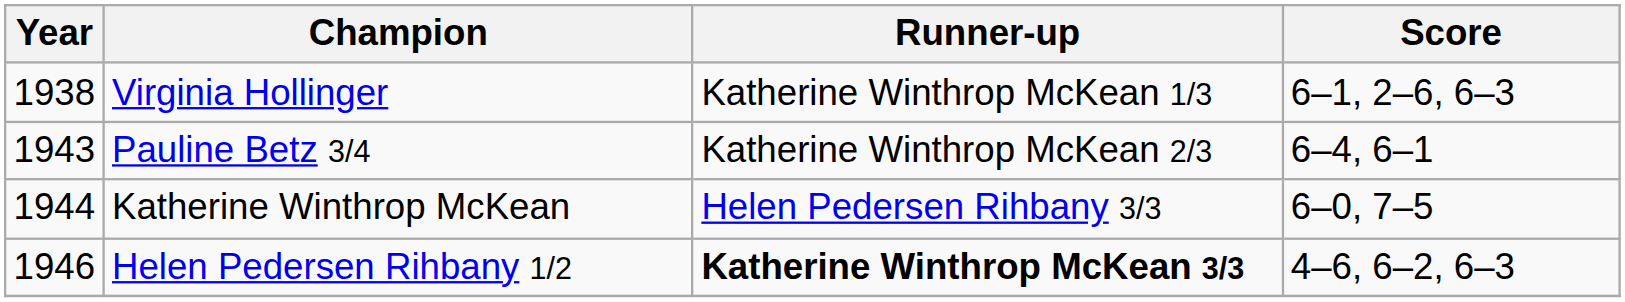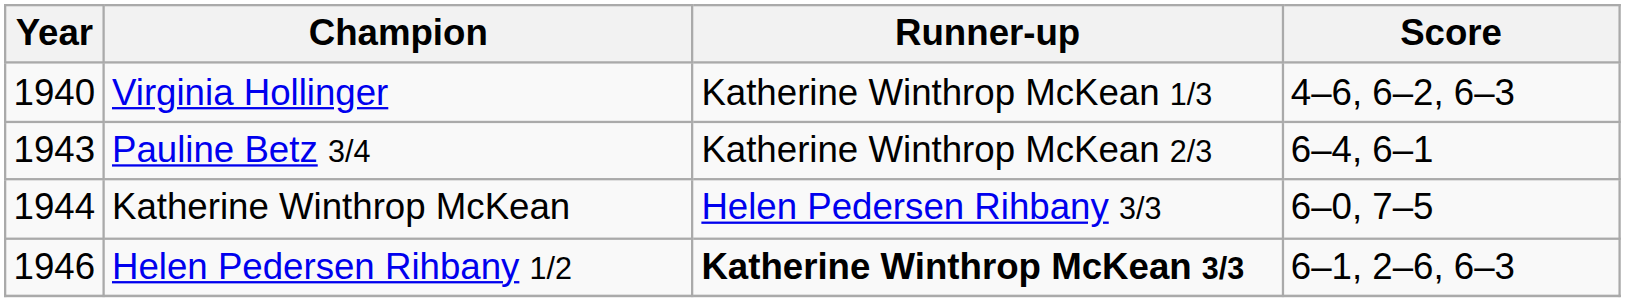(54, 91) 1938 -> (54, 91) 1940
(1403, 91) 6–1, 2–6, 6–3 -> (1403, 91) 4–6, 6–2, 6–3
(1403, 265) 4–6, 6–2, 6–3 -> (1403, 265) 6–1, 2–6, 6–3
